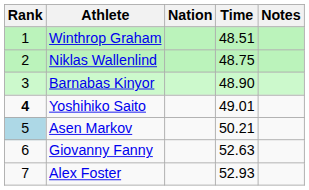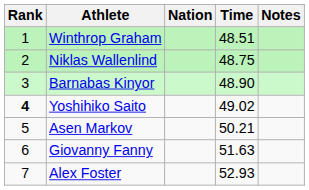(237, 106) 49.01 -> (237, 106) 49.02
(25, 128) lightblue background -> (25, 128) no background
(237, 151) 52.63 -> (237, 151) 51.63
